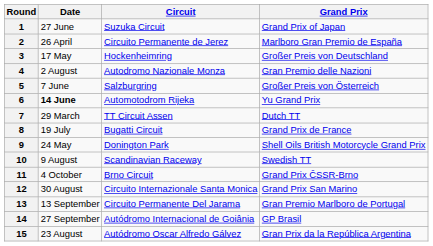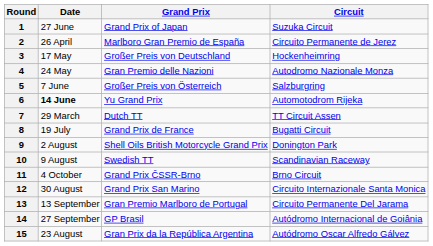columns swapped: (344, 11) <-> (181, 11)
(59, 71) 2 August -> (56, 71) 24 May
(56, 144) 24 May -> (59, 144) 2 August
